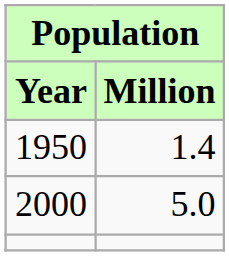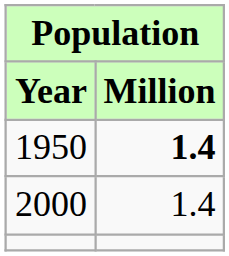(193, 147) normal -> (193, 147) bold
(193, 204) 5.0 -> (193, 204) 1.4
